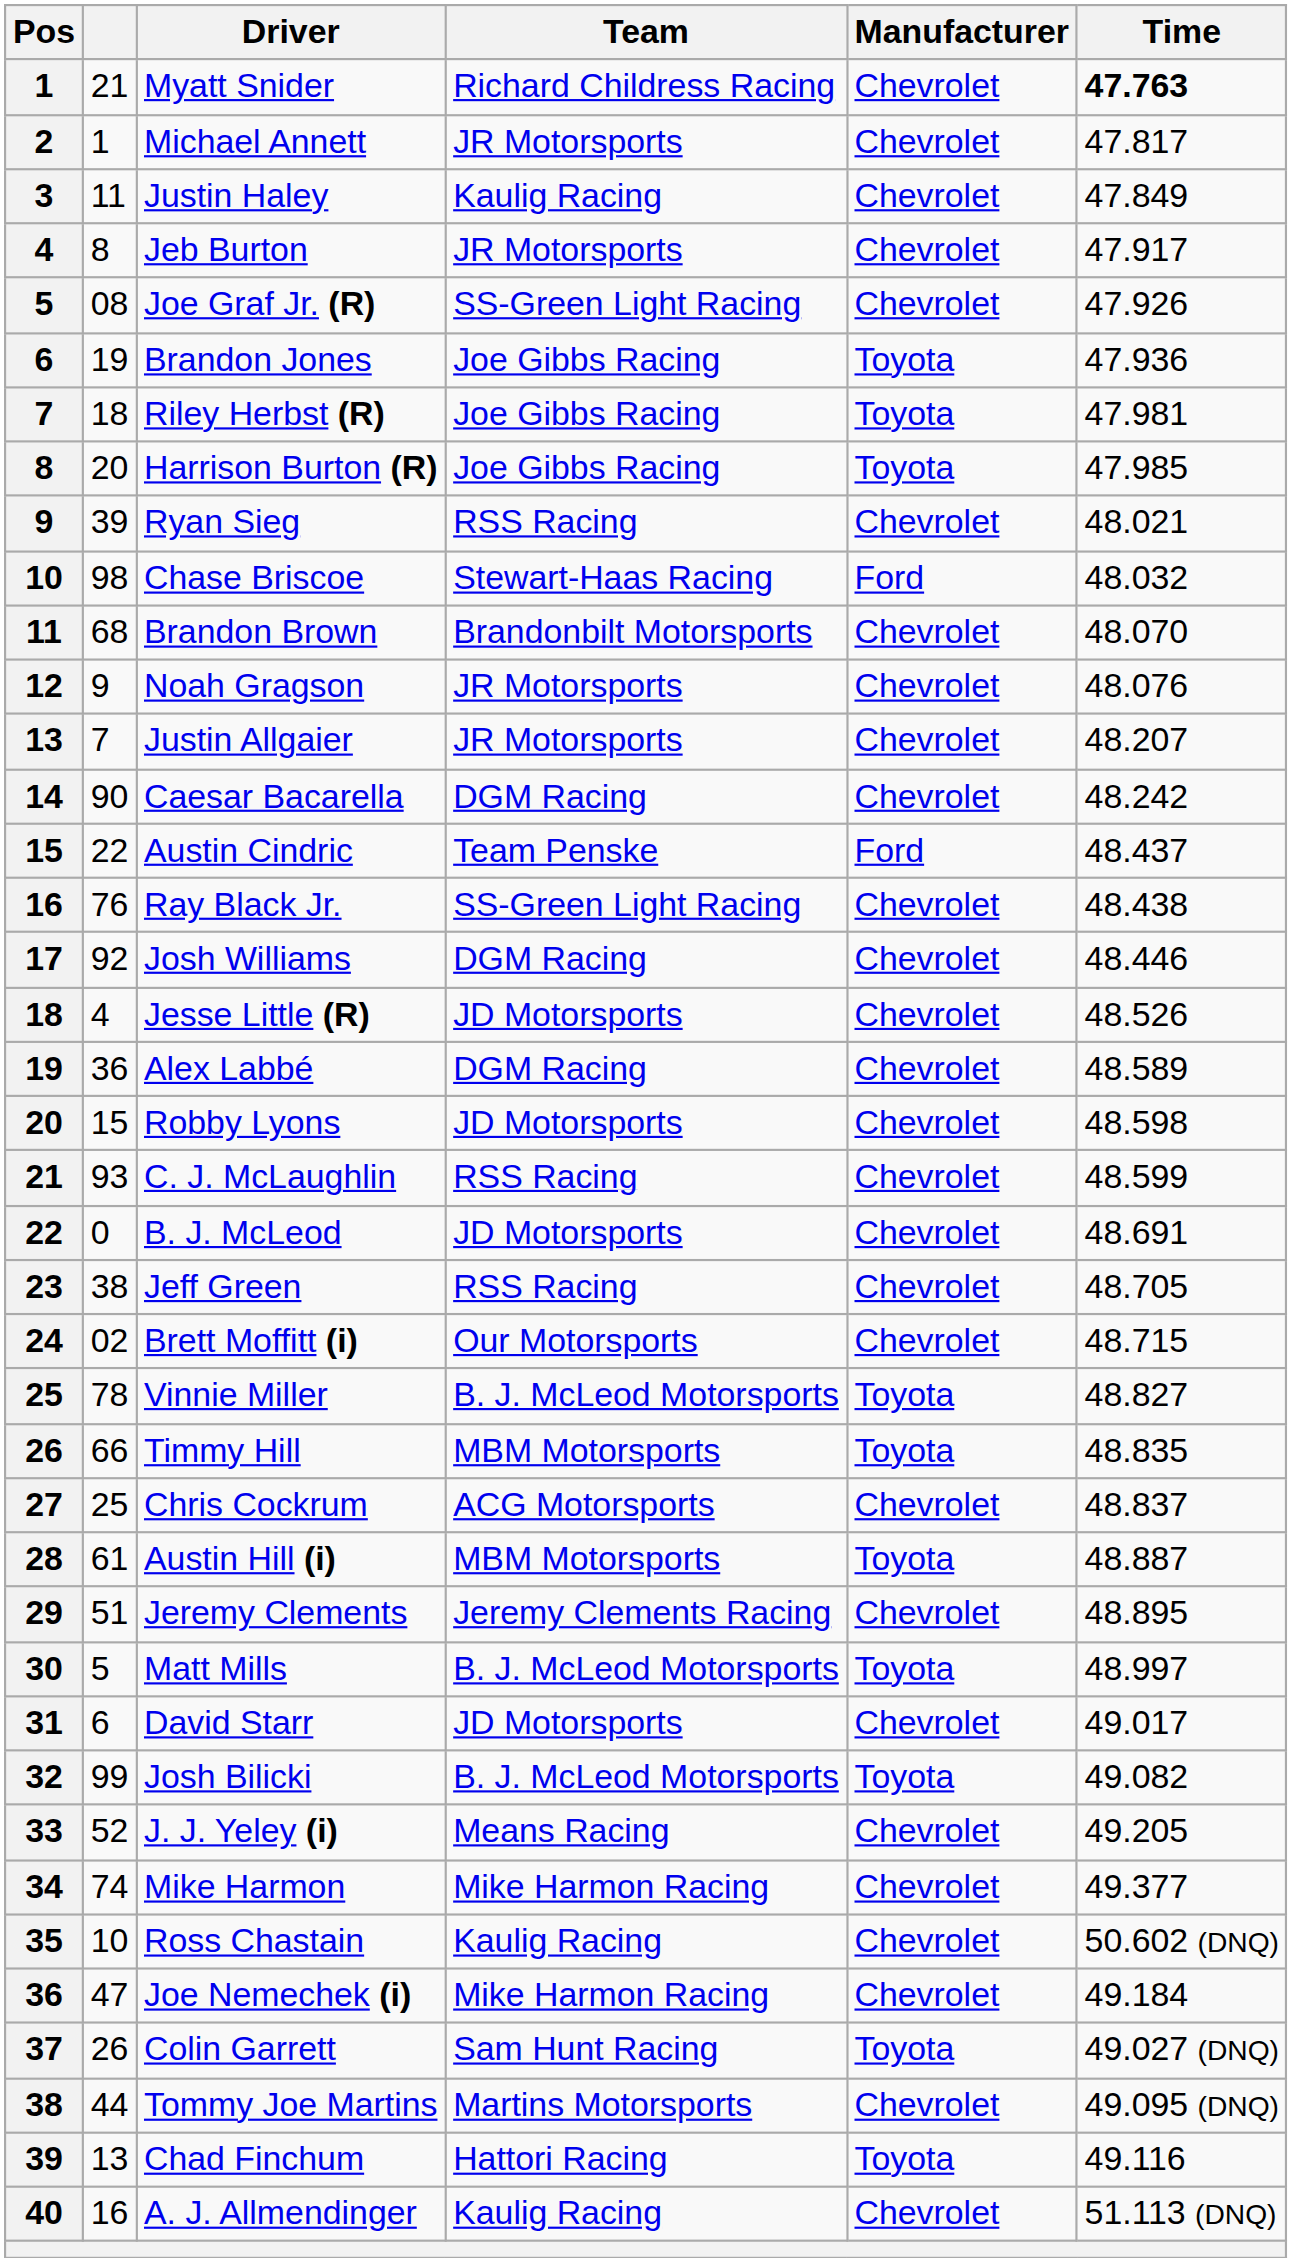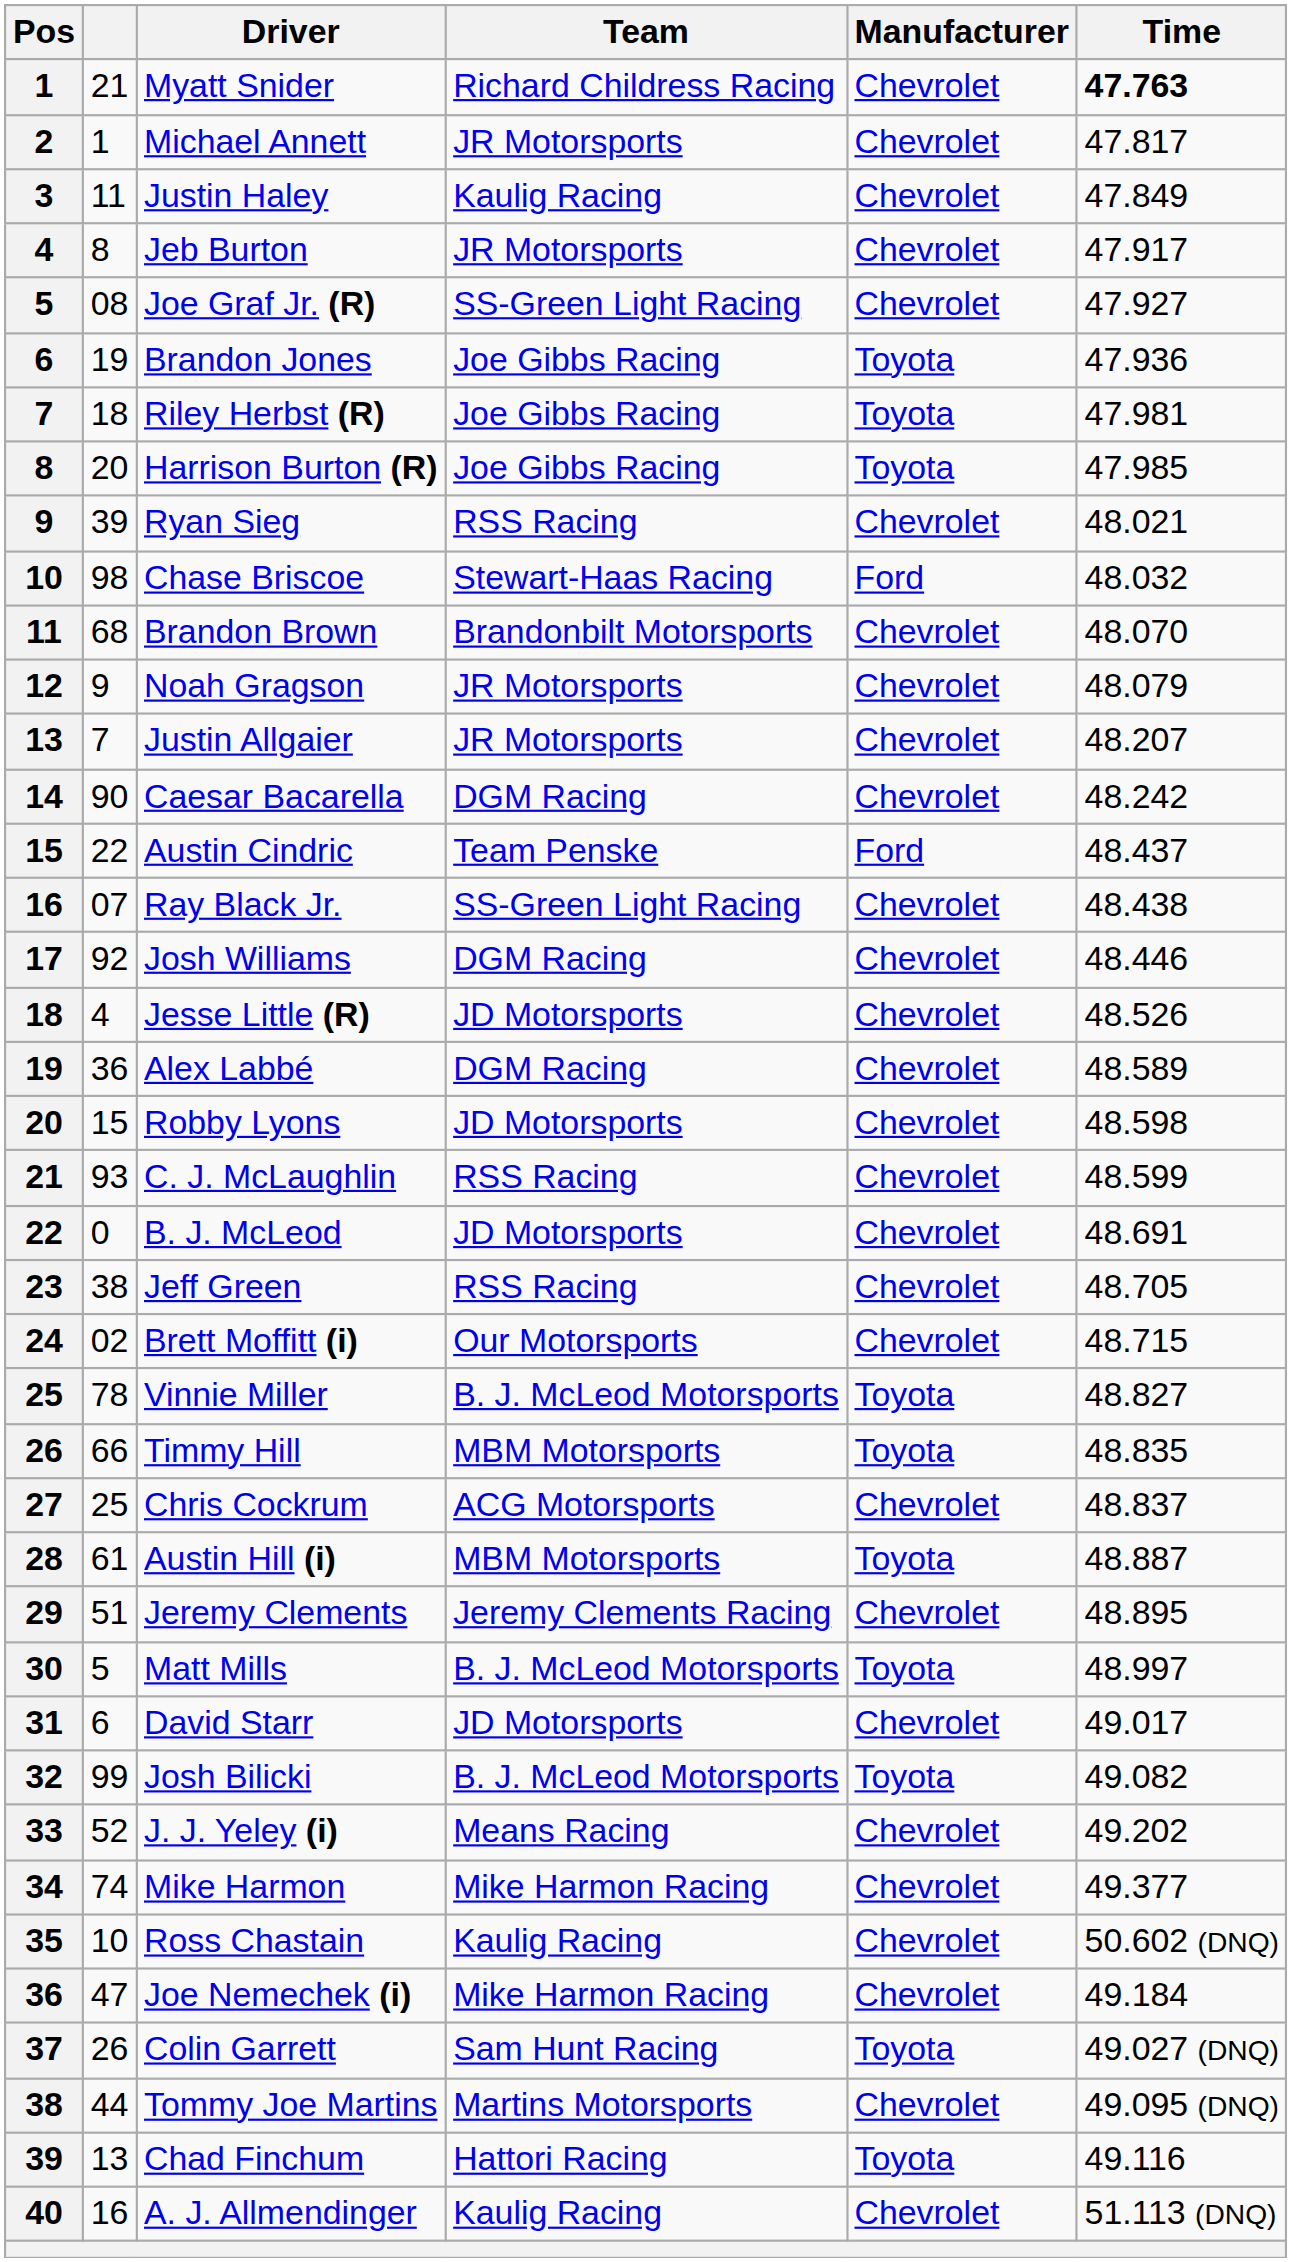(1136, 304) 47.926 -> (1136, 304) 47.927
(1136, 685) 48.076 -> (1136, 685) 48.079
(110, 904) 76 -> (110, 904) 07
(1136, 1831) 49.205 -> (1136, 1831) 49.202
